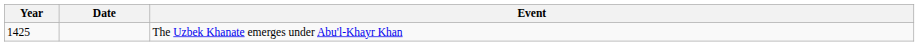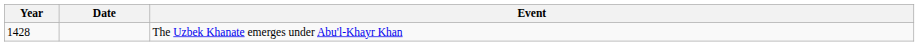(19, 31) 1425 -> (19, 31) 1428
